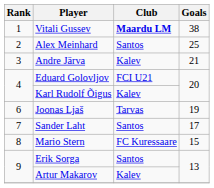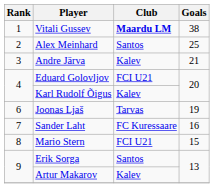(130, 126) Santos -> (147, 126) FC Kuressaare
(194, 126) 17 -> (194, 126) 16
(147, 142) FC Kuressaare -> (134, 142) FCI U21
